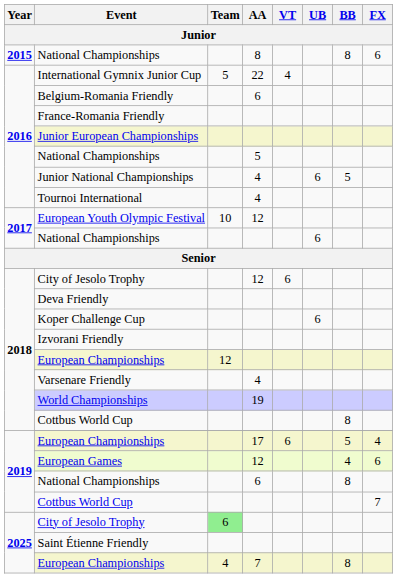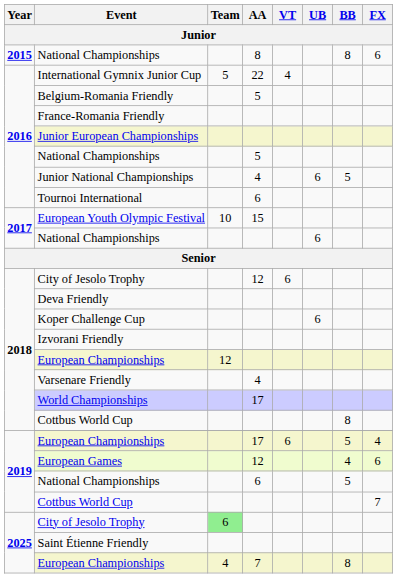(258, 96) 6 -> (258, 96) 5
(258, 197) 4 -> (258, 197) 6
(258, 217) 12 -> (258, 217) 15
(258, 400) 19 -> (258, 400) 17
(348, 481) 8 -> (348, 481) 5
